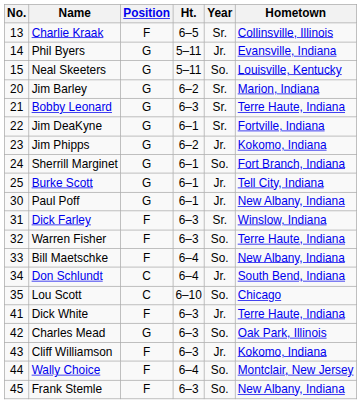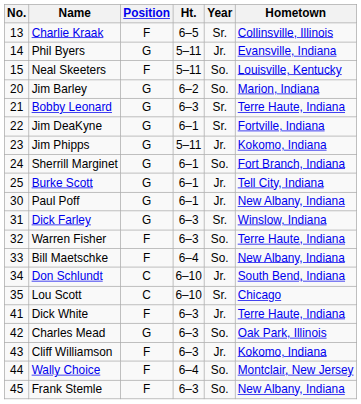(147, 70) G -> (147, 70) F
(220, 88) Sr. -> (220, 88) So.
(189, 145) 6–2 -> (189, 145) 5–11
(147, 220) F -> (147, 220) G
(189, 276) 6–4 -> (189, 276) 6–10
(220, 295) So. -> (220, 295) Sr.
